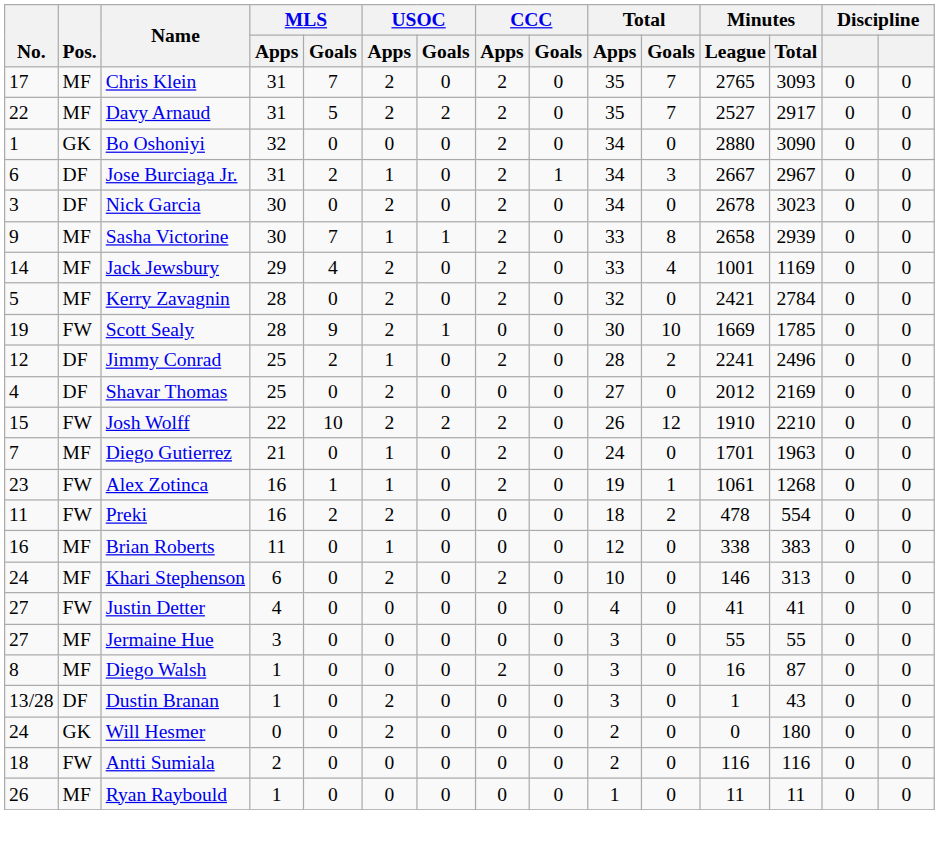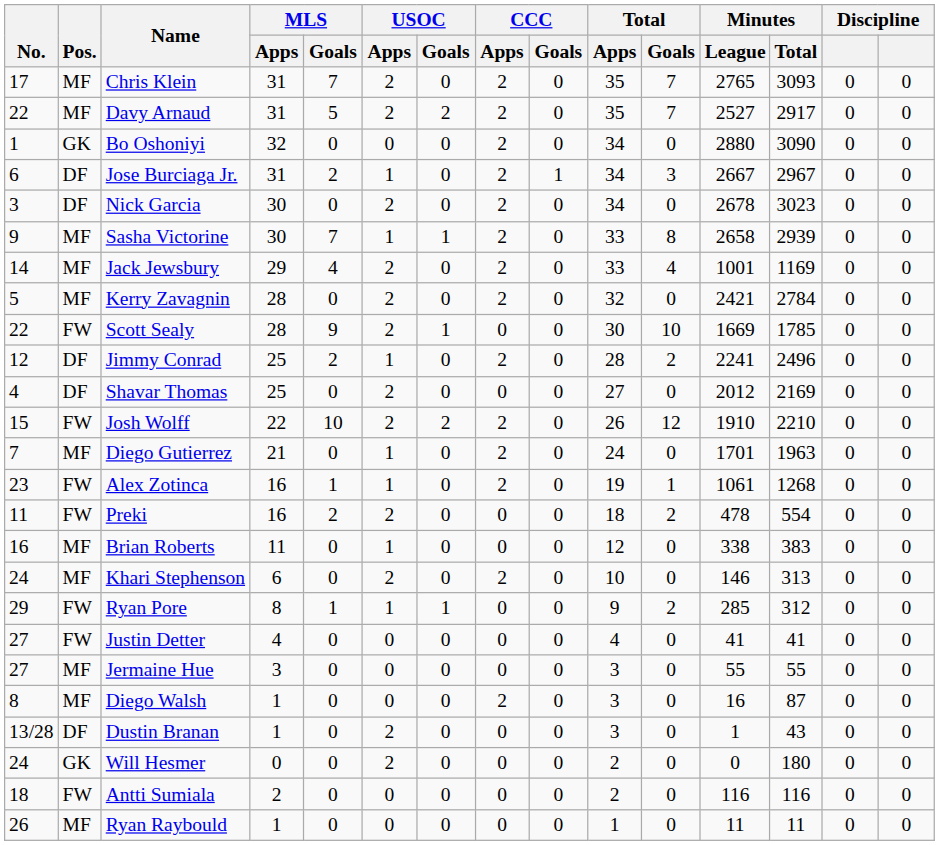(19, 329) 19 -> (19, 329) 22
+ row: (146, 608)
